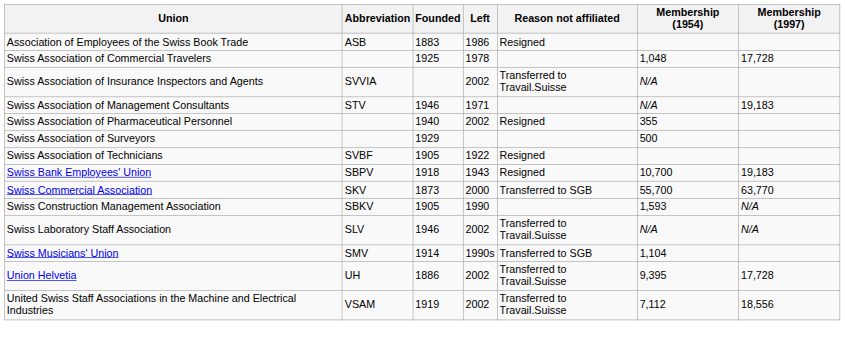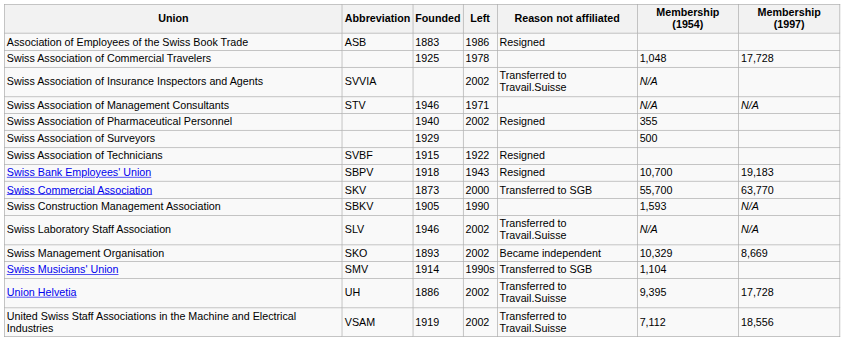(757, 105) 19,183 -> (750, 105) N/A
(427, 156) 1905 -> (427, 156) 1915
+ row: (85, 253)
